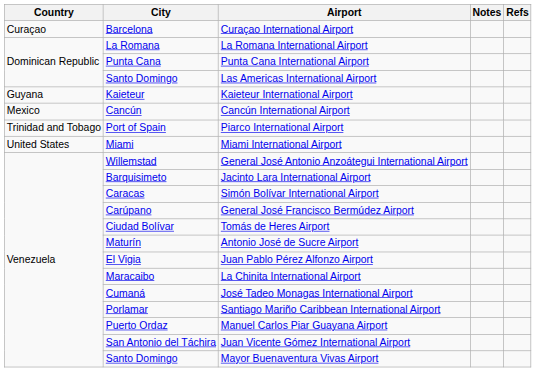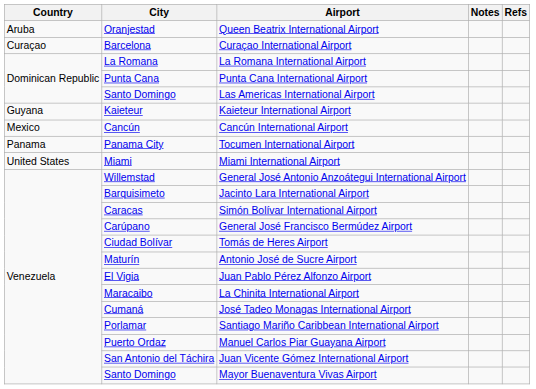+ row: (299, 29)
+ row: (287, 144)
- row: (282, 128)
